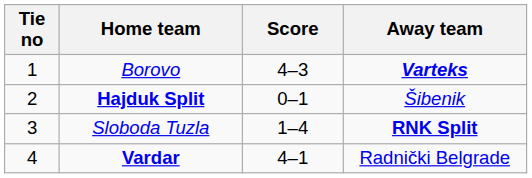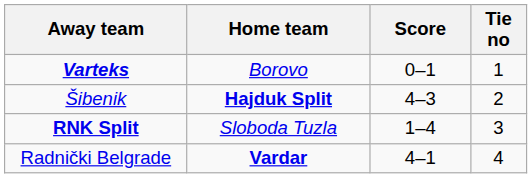columns swapped: (32, 29) <-> (435, 29)
(293, 69) 4–3 -> (420, 69) 0–1
(293, 98) 0–1 -> (420, 98) 4–3
